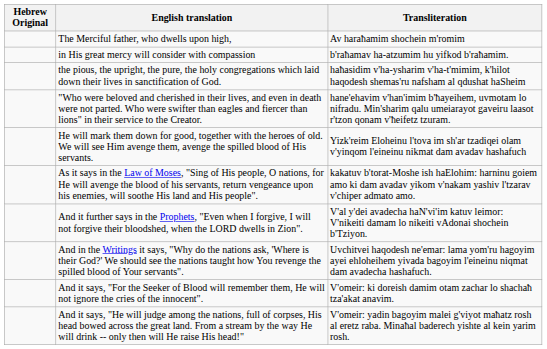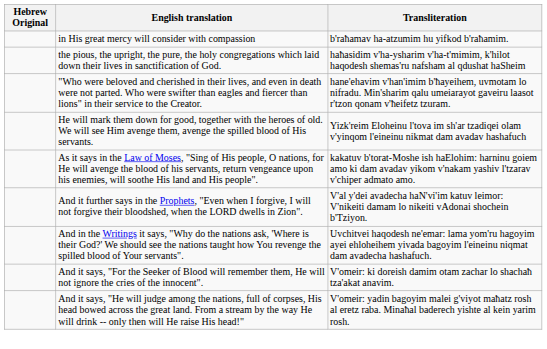- row: (145, 39)
